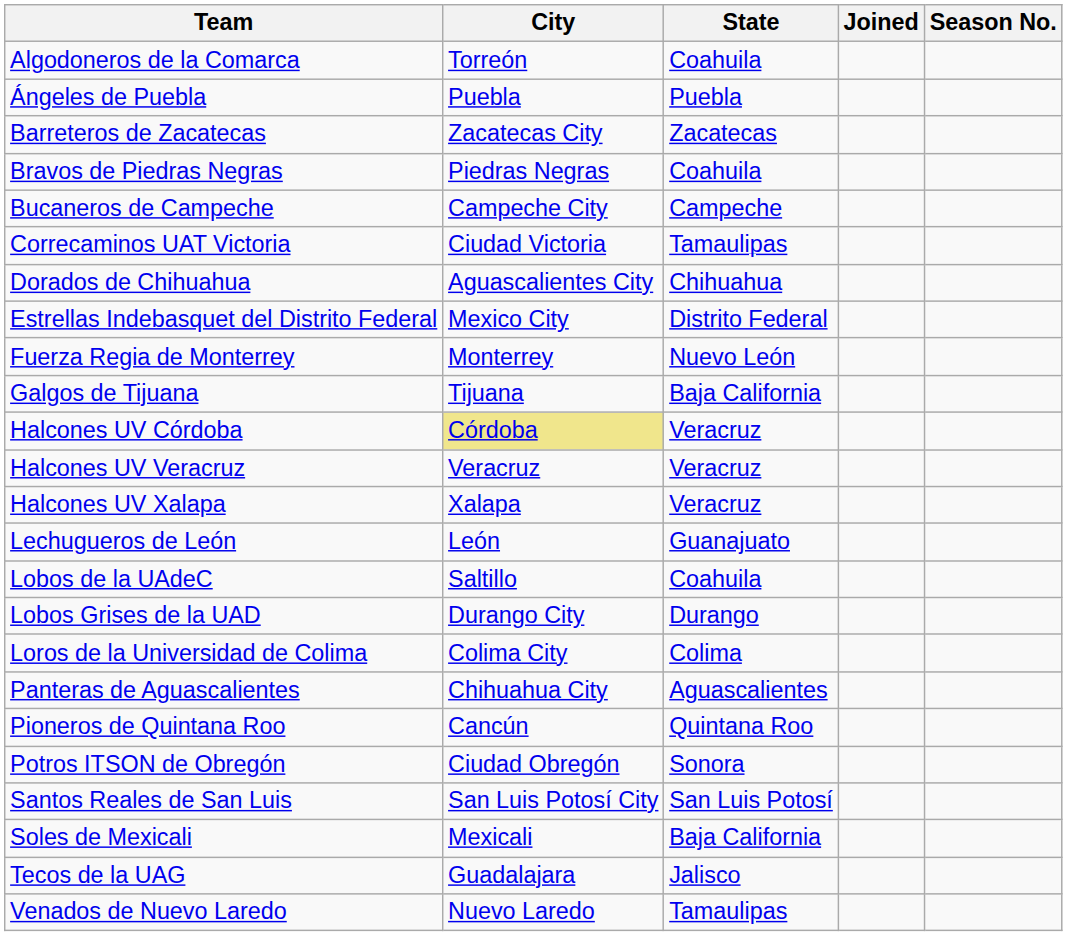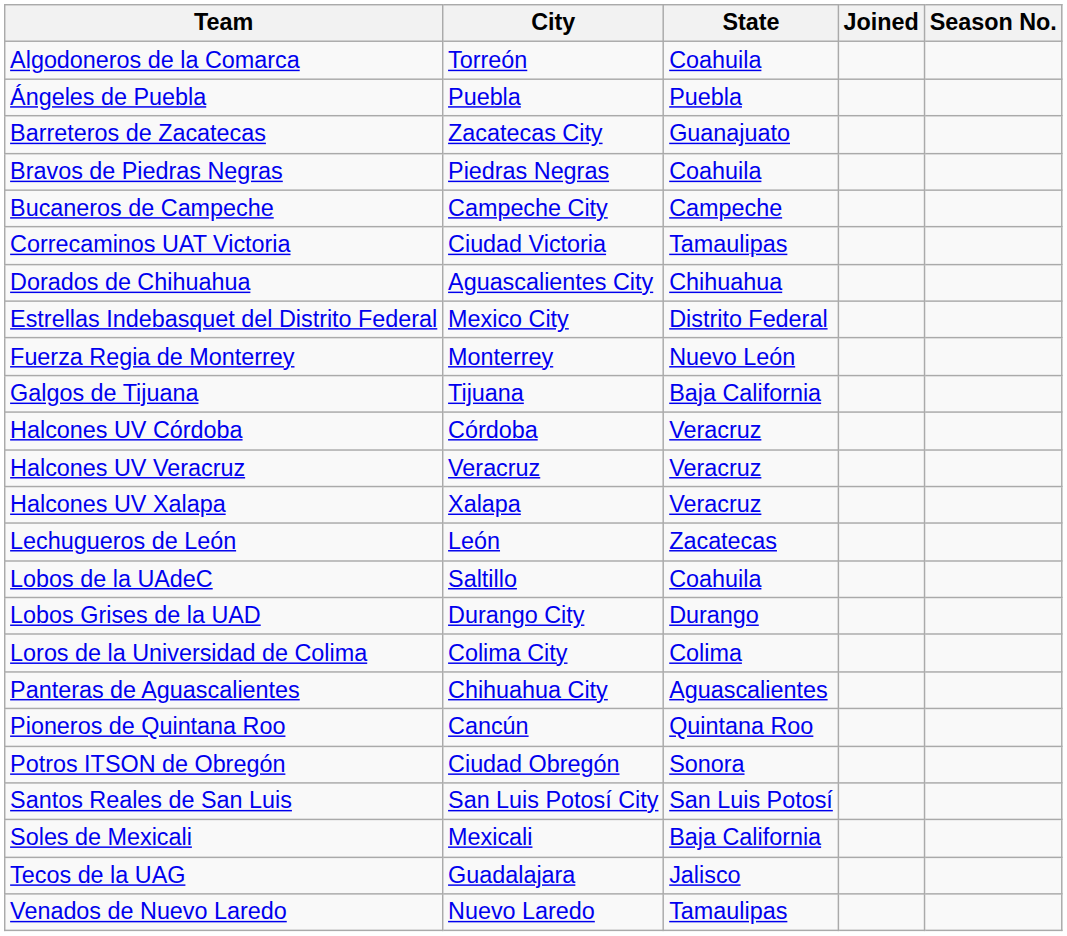(723, 134) Zacatecas -> (730, 134) Guanajuato
(493, 430) khaki background -> (493, 430) no background
(730, 541) Guanajuato -> (723, 541) Zacatecas
